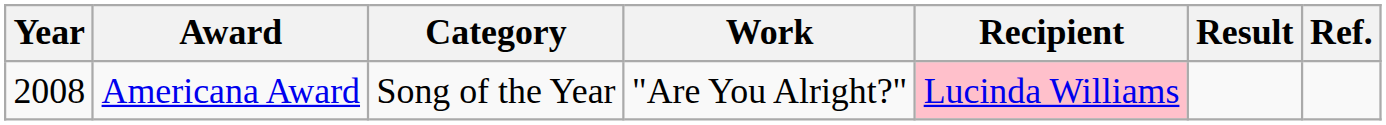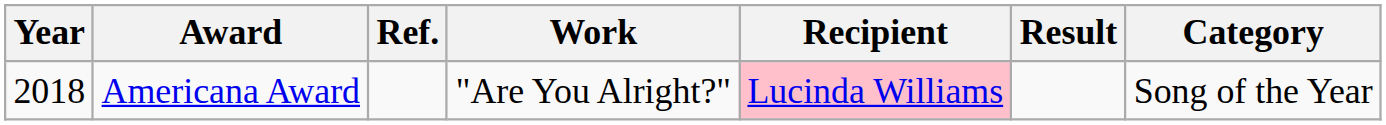columns swapped: (496, 32) <-> (1341, 32)
(49, 89) 2008 -> (49, 89) 2018
